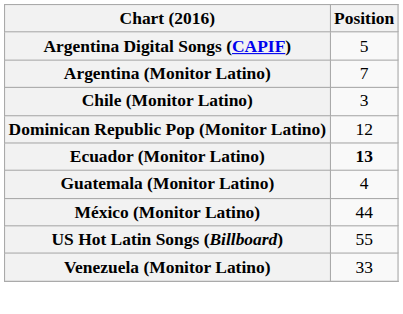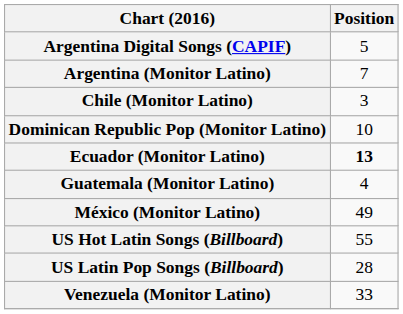(364, 128) 12 -> (364, 128) 10
(364, 211) 44 -> (364, 211) 49
+ row: (167, 267)
